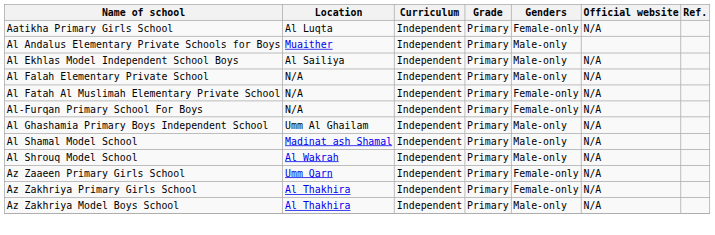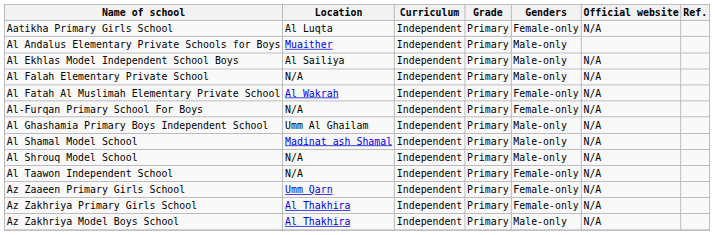(294, 93) N/A -> (312, 93) Al Wakrah
(312, 157) Al Wakrah -> (294, 157) N/A
+ row: (90, 173)
